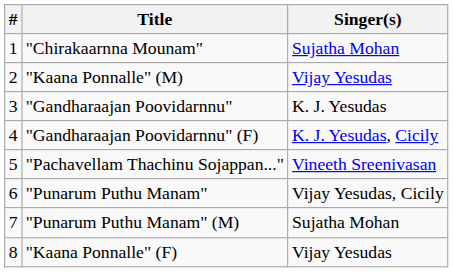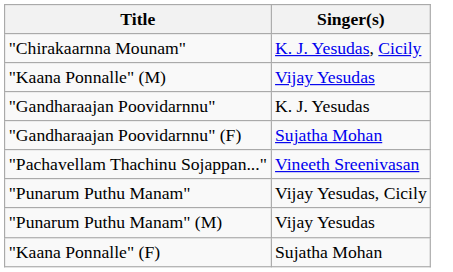- column: (13, 19)
(346, 48) Sujatha Mohan -> (348, 48) K. J. Yesudas, Cicily
(365, 135) K. J. Yesudas, Cicily -> (329, 135) Sujatha Mohan
(346, 222) Sujatha Mohan -> (325, 222) Vijay Yesudas
(342, 251) Vijay Yesudas -> (329, 251) Sujatha Mohan
